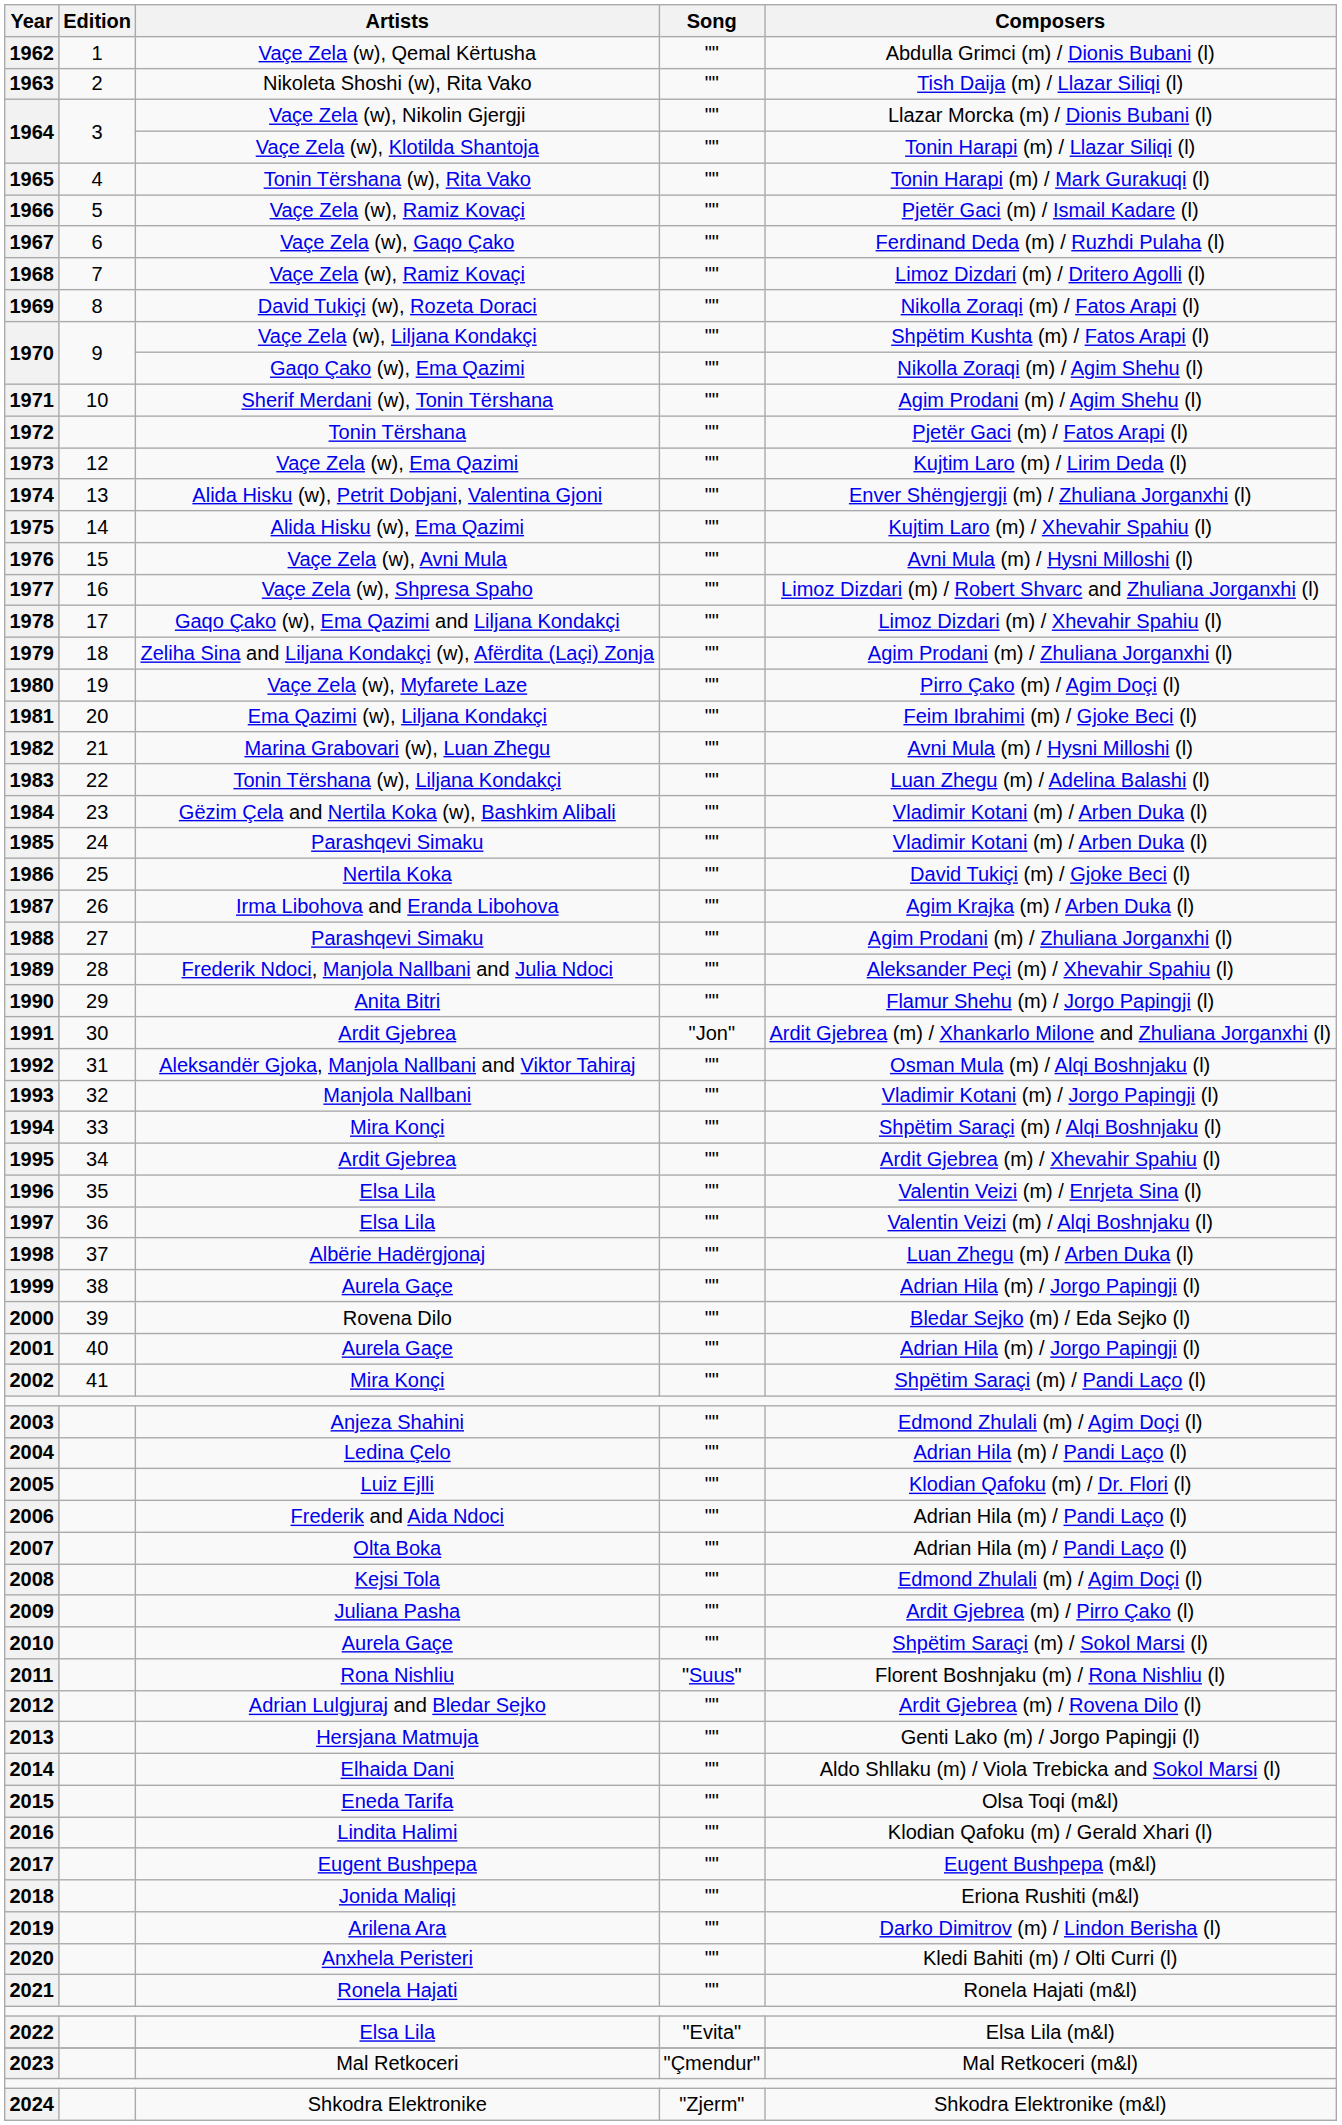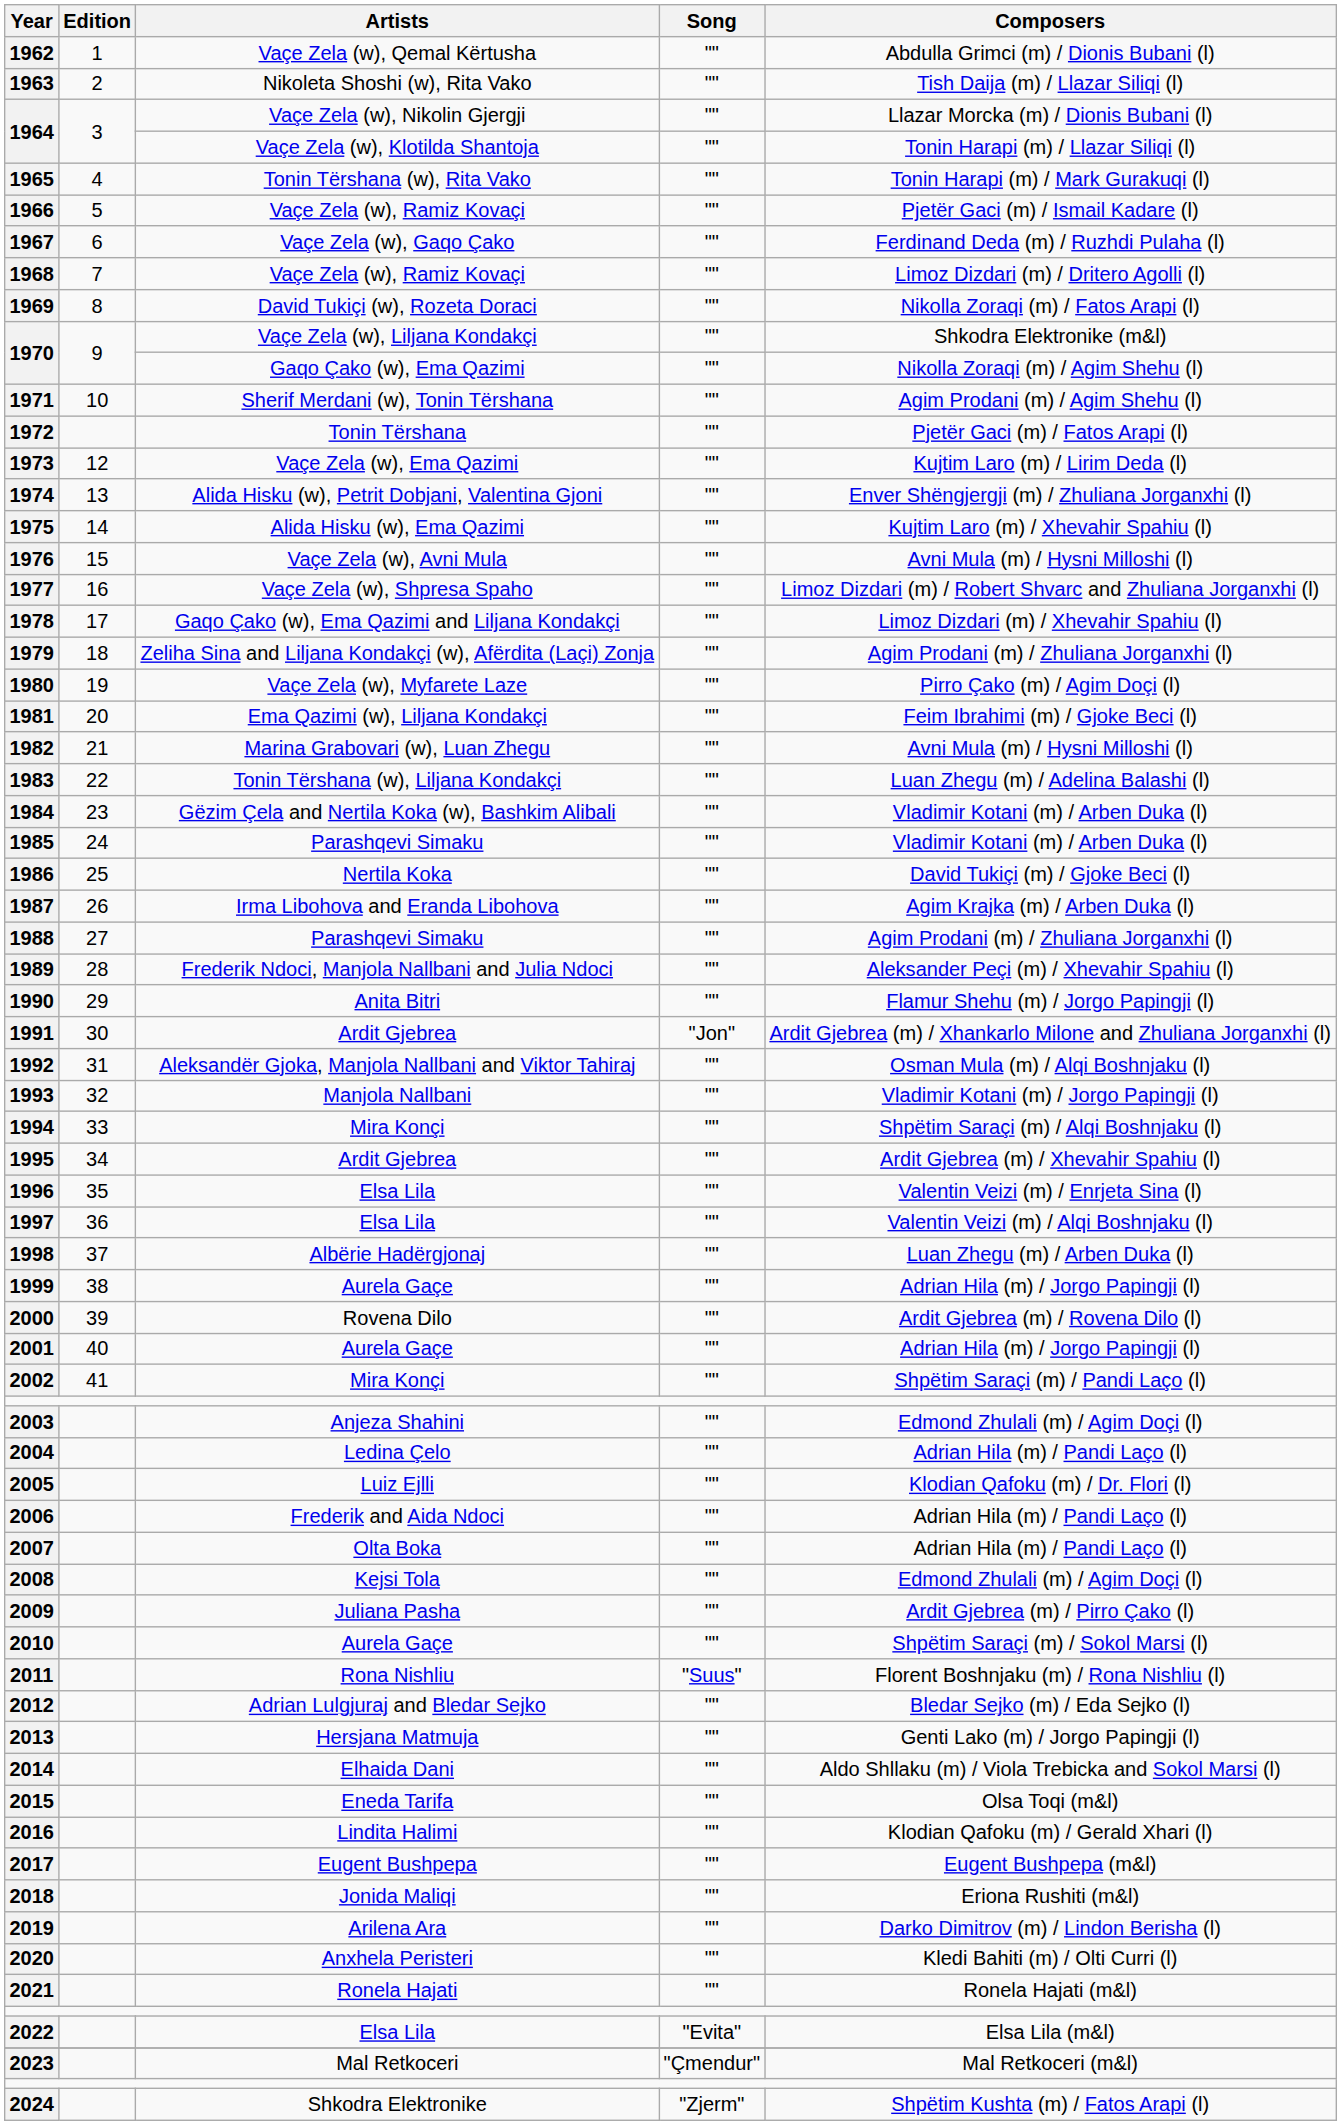(1050, 337) Shpëtim Kushta (m) / Fatos Arapi (l) -> (1050, 337) Shkodra Elektronike (m&l)
(1050, 1317) Bledar Sejko (m) / Eda Sejko (l) -> (1050, 1317) Ardit Gjebrea (m) / Rovena Dilo (l)
(1050, 1706) Ardit Gjebrea (m) / Rovena Dilo (l) -> (1050, 1706) Bledar Sejko (m) / Eda Sejko (l)
(1050, 2105) Shkodra Elektronike (m&l) -> (1050, 2105) Shpëtim Kushta (m) / Fatos Arapi (l)
